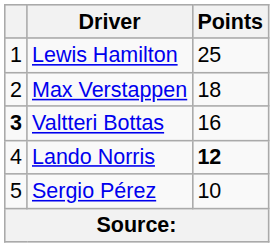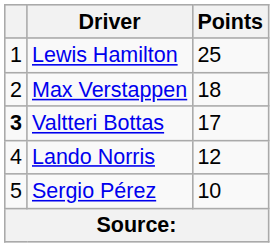(209, 123) 16 -> (209, 123) 17
(209, 157) bold -> (209, 157) normal
